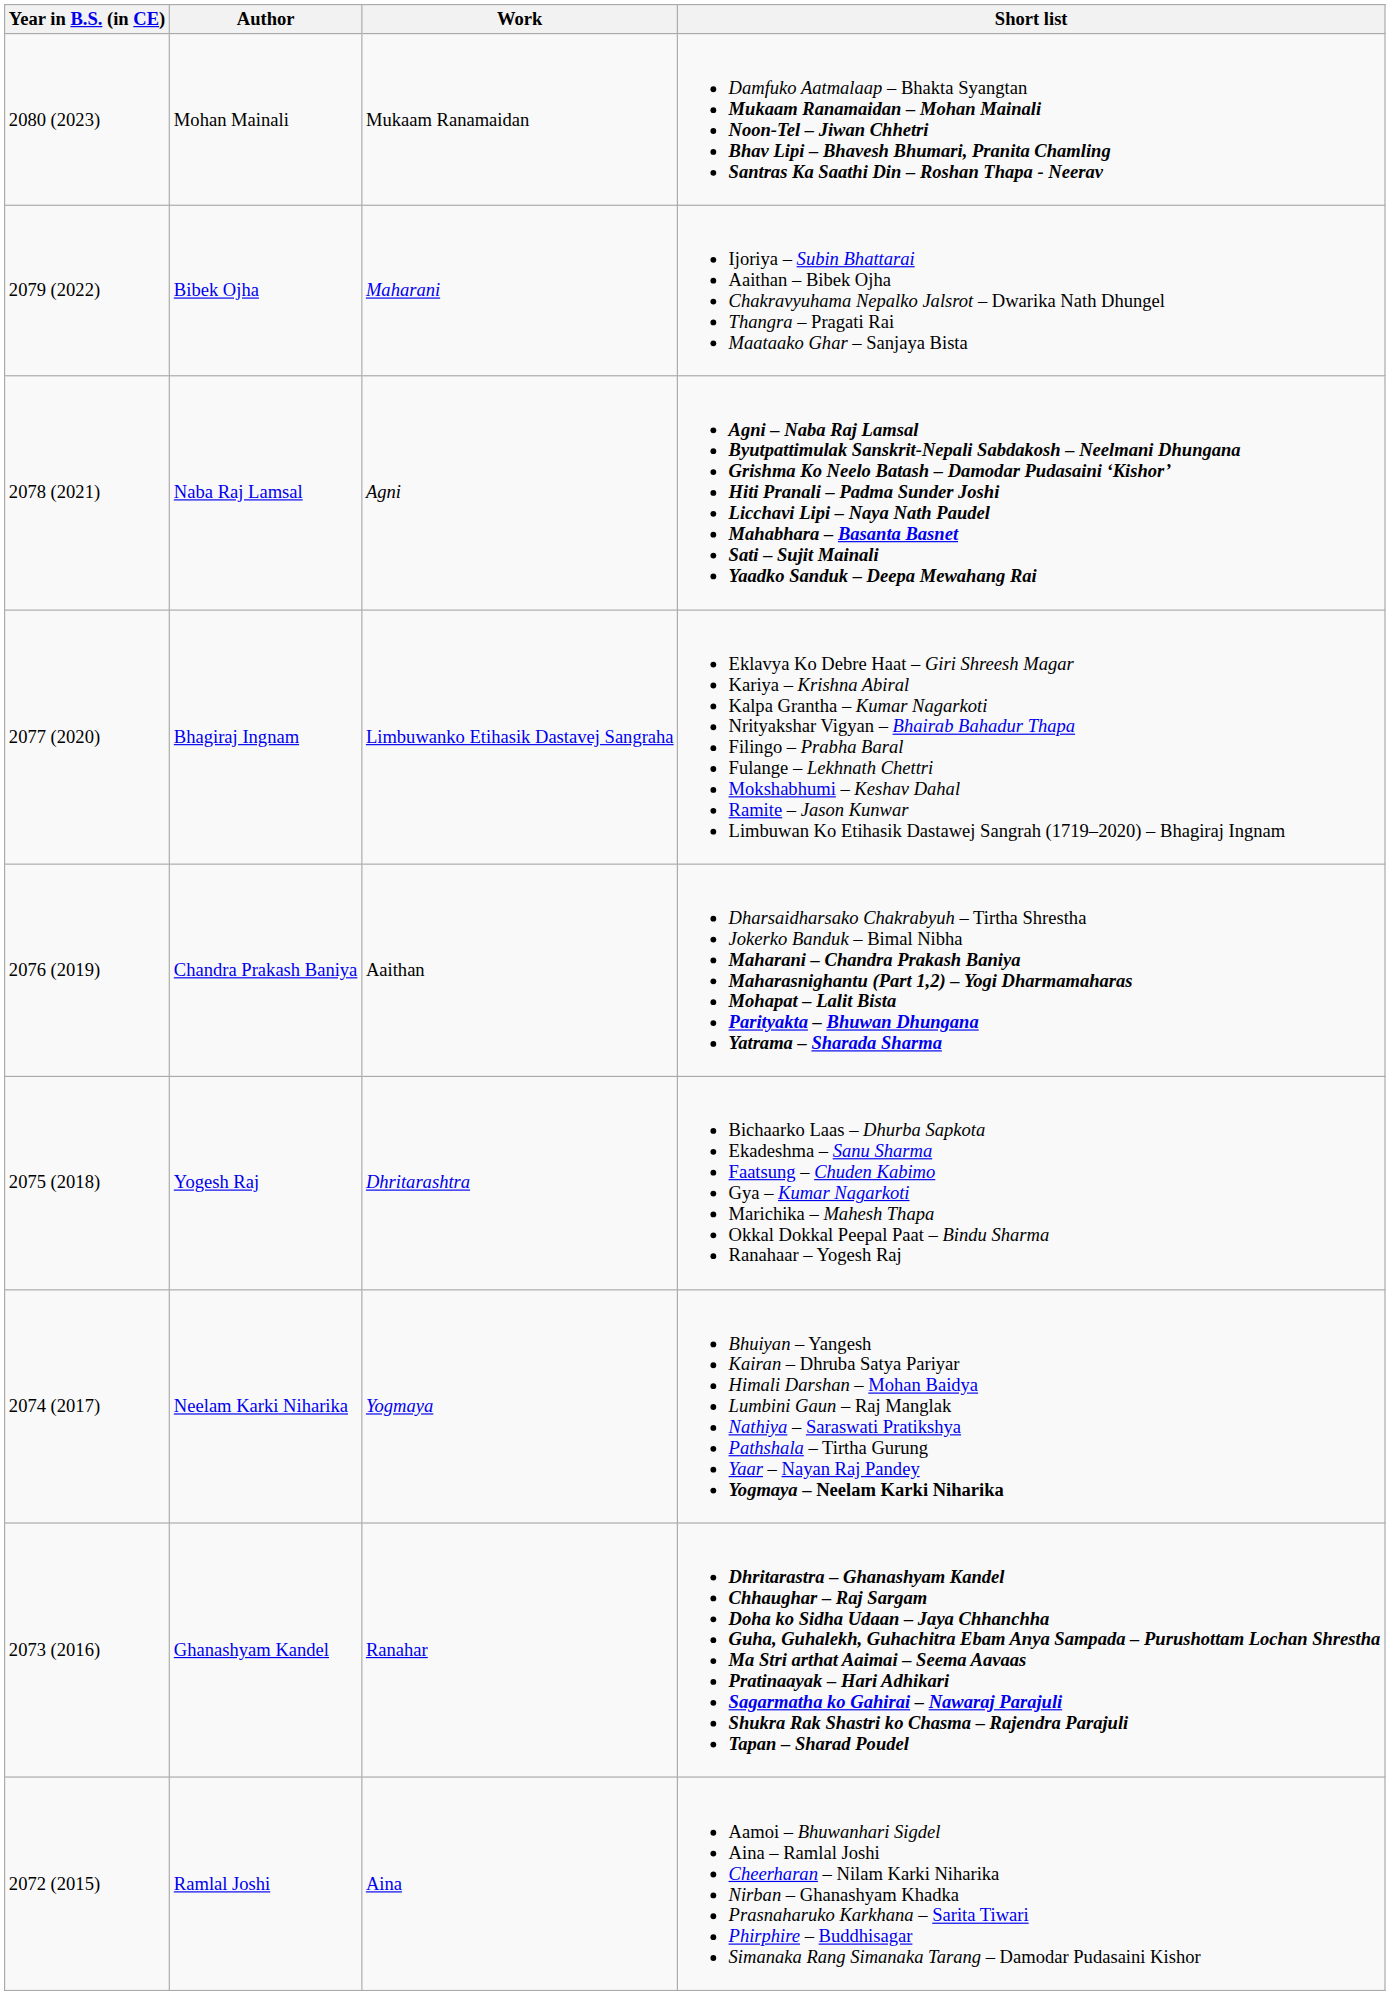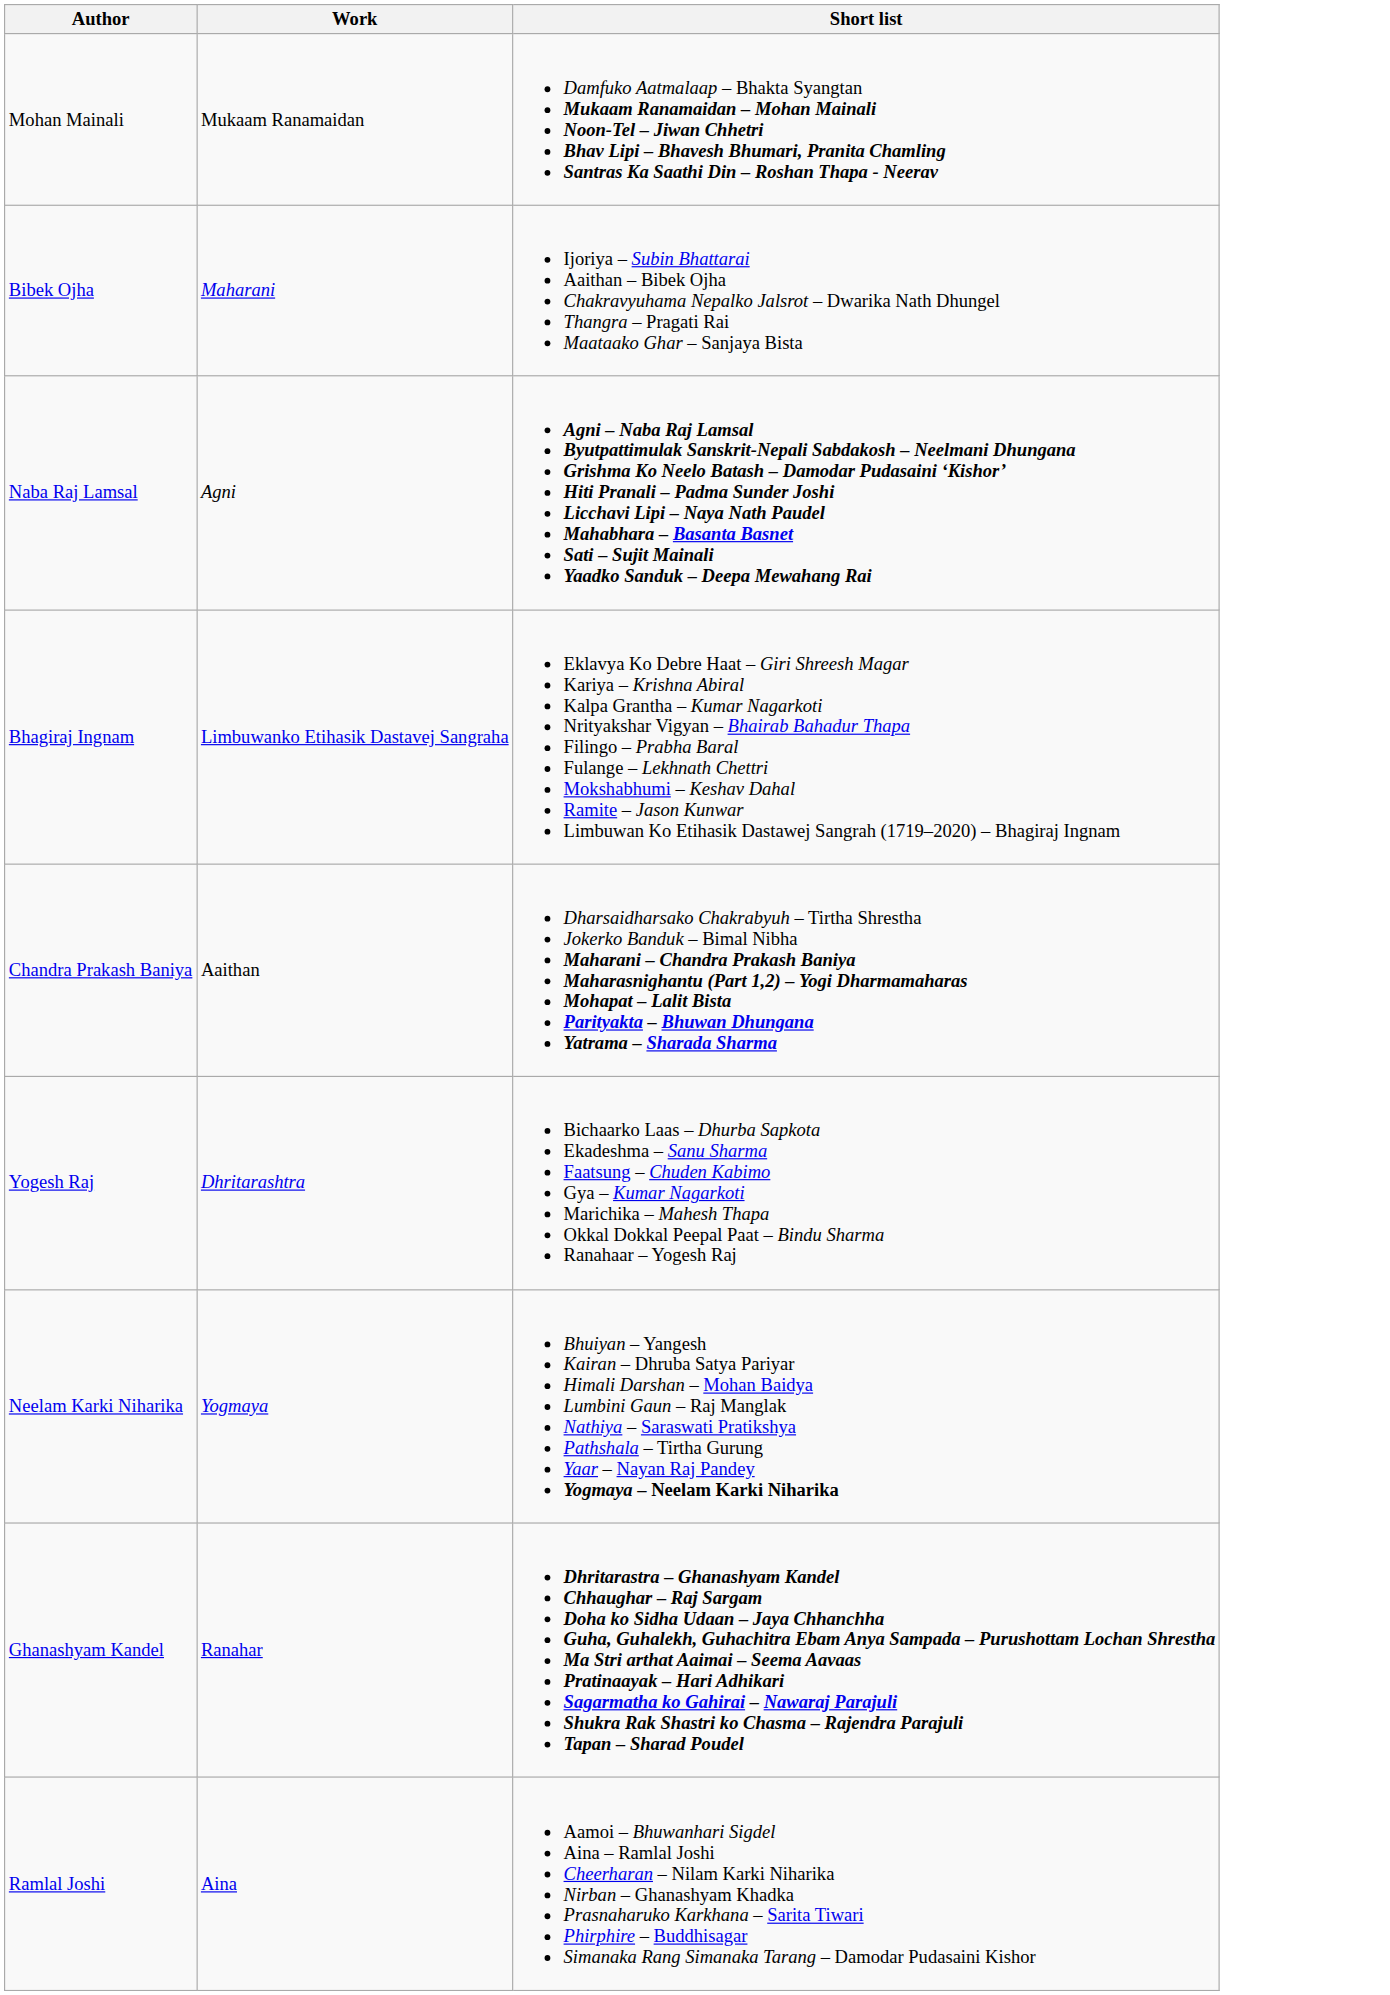- column: (87, 19)
